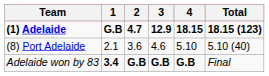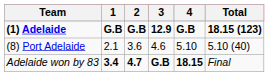(135, 29) 4.7 -> (137, 29) G.B
(190, 29) 18.15 -> (186, 29) G.B
(137, 63) G.B -> (135, 63) 4.7
(186, 63) G.B -> (190, 63) 18.15
